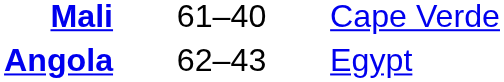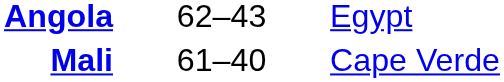rows swapped: (82, 16) <-> (59, 60)
